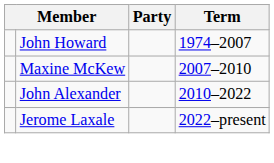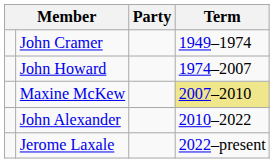+ row: (61, 42)
(215, 68) no background -> (215, 94) khaki background
